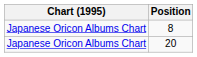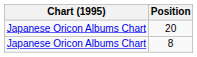rows swapped: (171, 28) <-> (171, 44)
